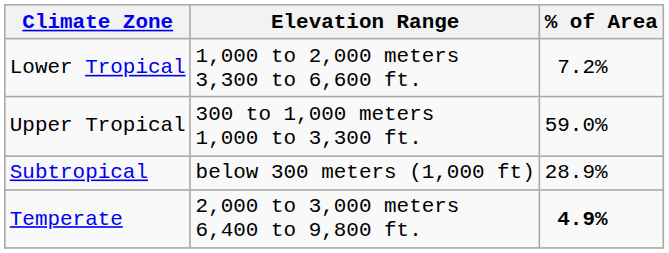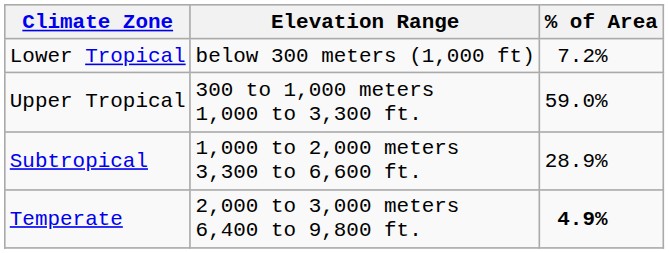(327, 68) 1,000 to 2,000 meters 3,300 to 6,600 ft. -> (365, 56) below 300 meters (1,000 ft)
(365, 172) below 300 meters (1,000 ft) -> (327, 160) 1,000 to 2,000 meters 3,300 to 6,600 ft.
